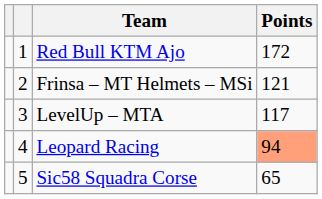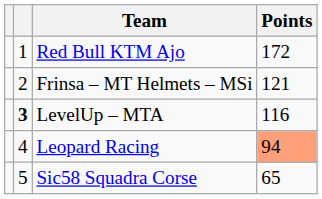(23, 115) normal -> (23, 115) bold
(275, 115) 117 -> (275, 115) 116
